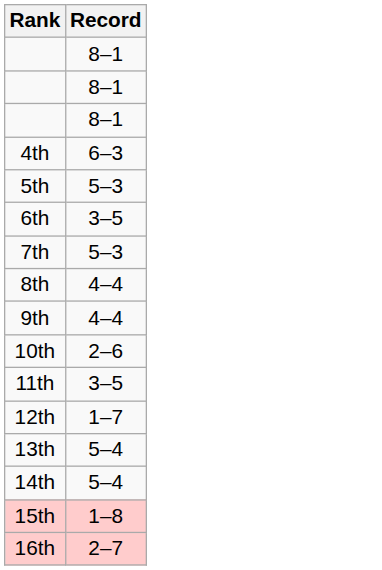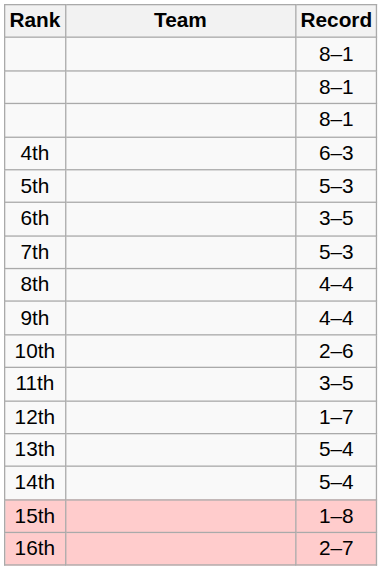+ column: (180, 20)
